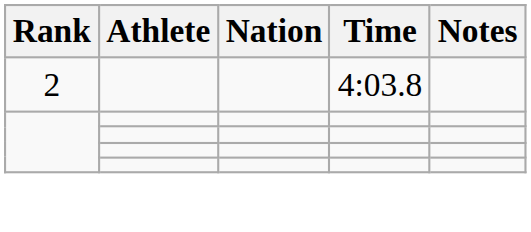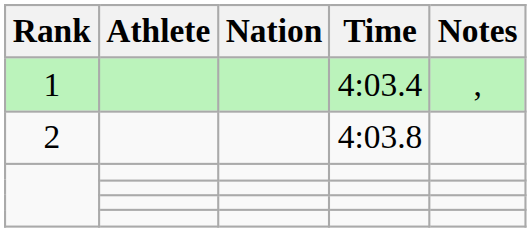+ row: (52, 84)
